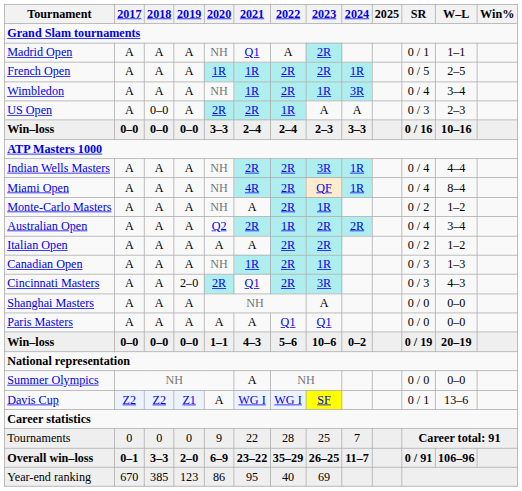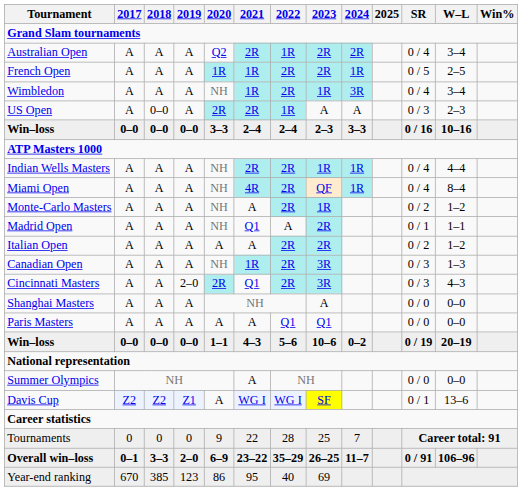rows swapped: (47, 226) <-> (40, 52)
(324, 168) 3R -> (324, 168) 1R
(324, 264) 1R -> (324, 264) 3R
